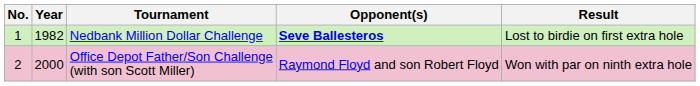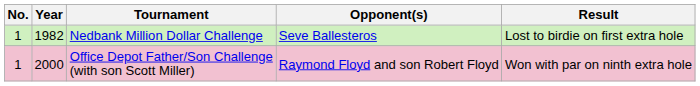(331, 36) bold -> (328, 36) normal
(18, 64) 2 -> (18, 64) 1
